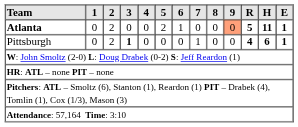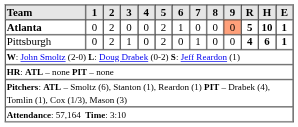(267, 27) 11 -> (267, 27) 10
(129, 42) bold -> (129, 42) normal
(164, 42) 0 -> (164, 42) 2
